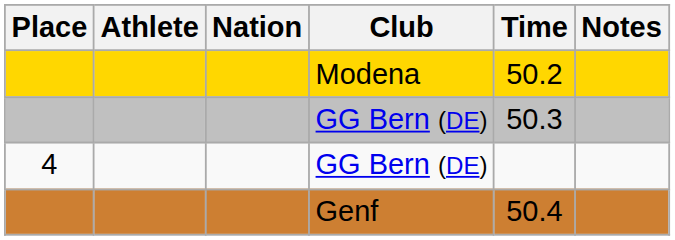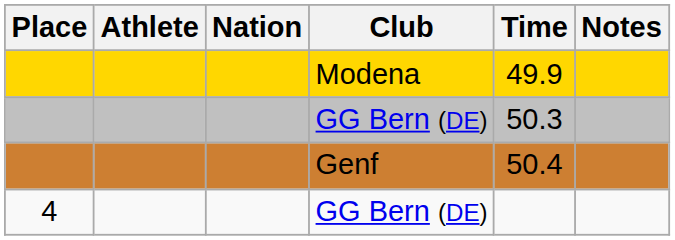(534, 73) 50.2 -> (534, 73) 49.9
rows swapped: (49, 212) <-> (49, 165)
